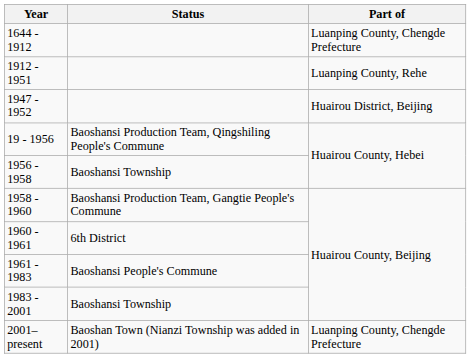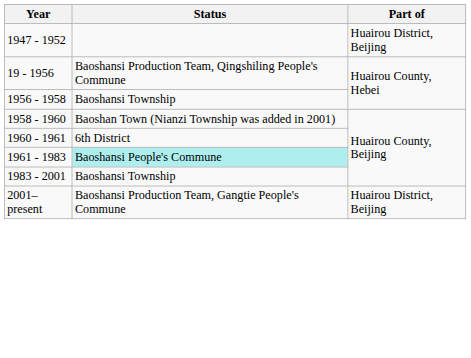- row: (23, 40)
- row: (23, 73)
(182, 205) Baoshansi Production Team, Gangtie People's Commune -> (205, 118) Baoshan Town (Nianzi Township was added in 2001)
(144, 271) no background -> (148, 157) paleturquoise background
(185, 336) Baoshan Town (Nianzi Township was added in 2001) -> (187, 202) Baoshansi Production Team, Gangtie People's Commune
(378, 336) Luanping County, Chengde Prefecture -> (392, 202) Huairou District, Beijing
